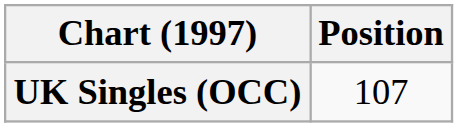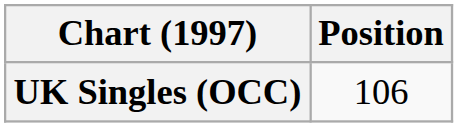(381, 91) 107 -> (381, 91) 106
